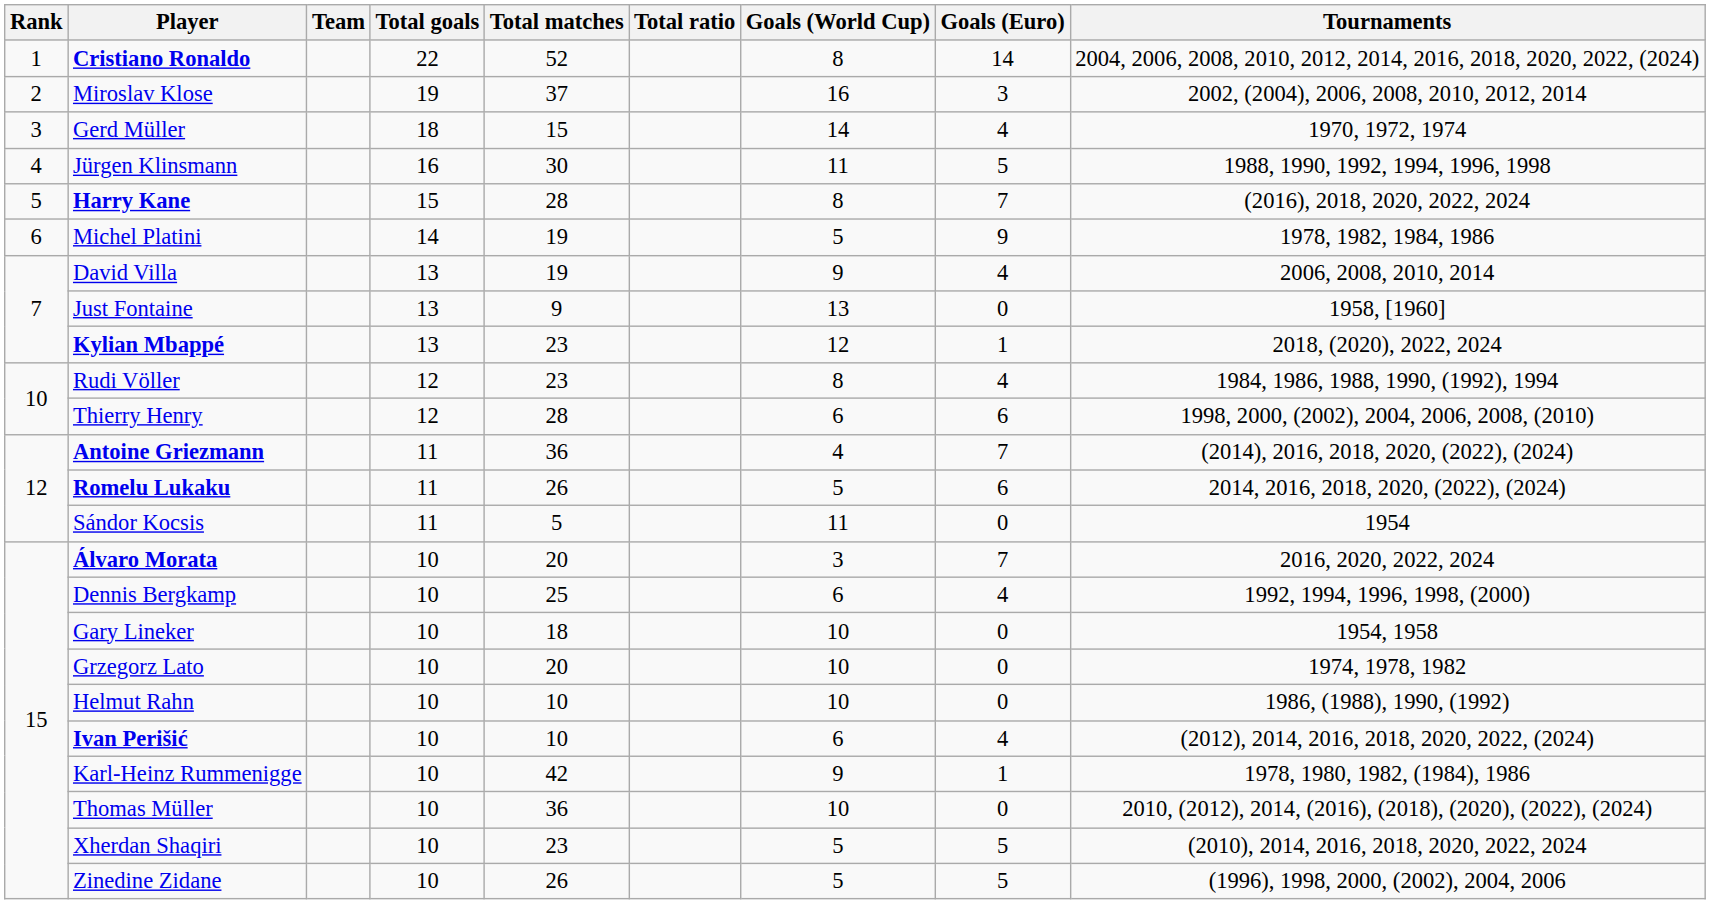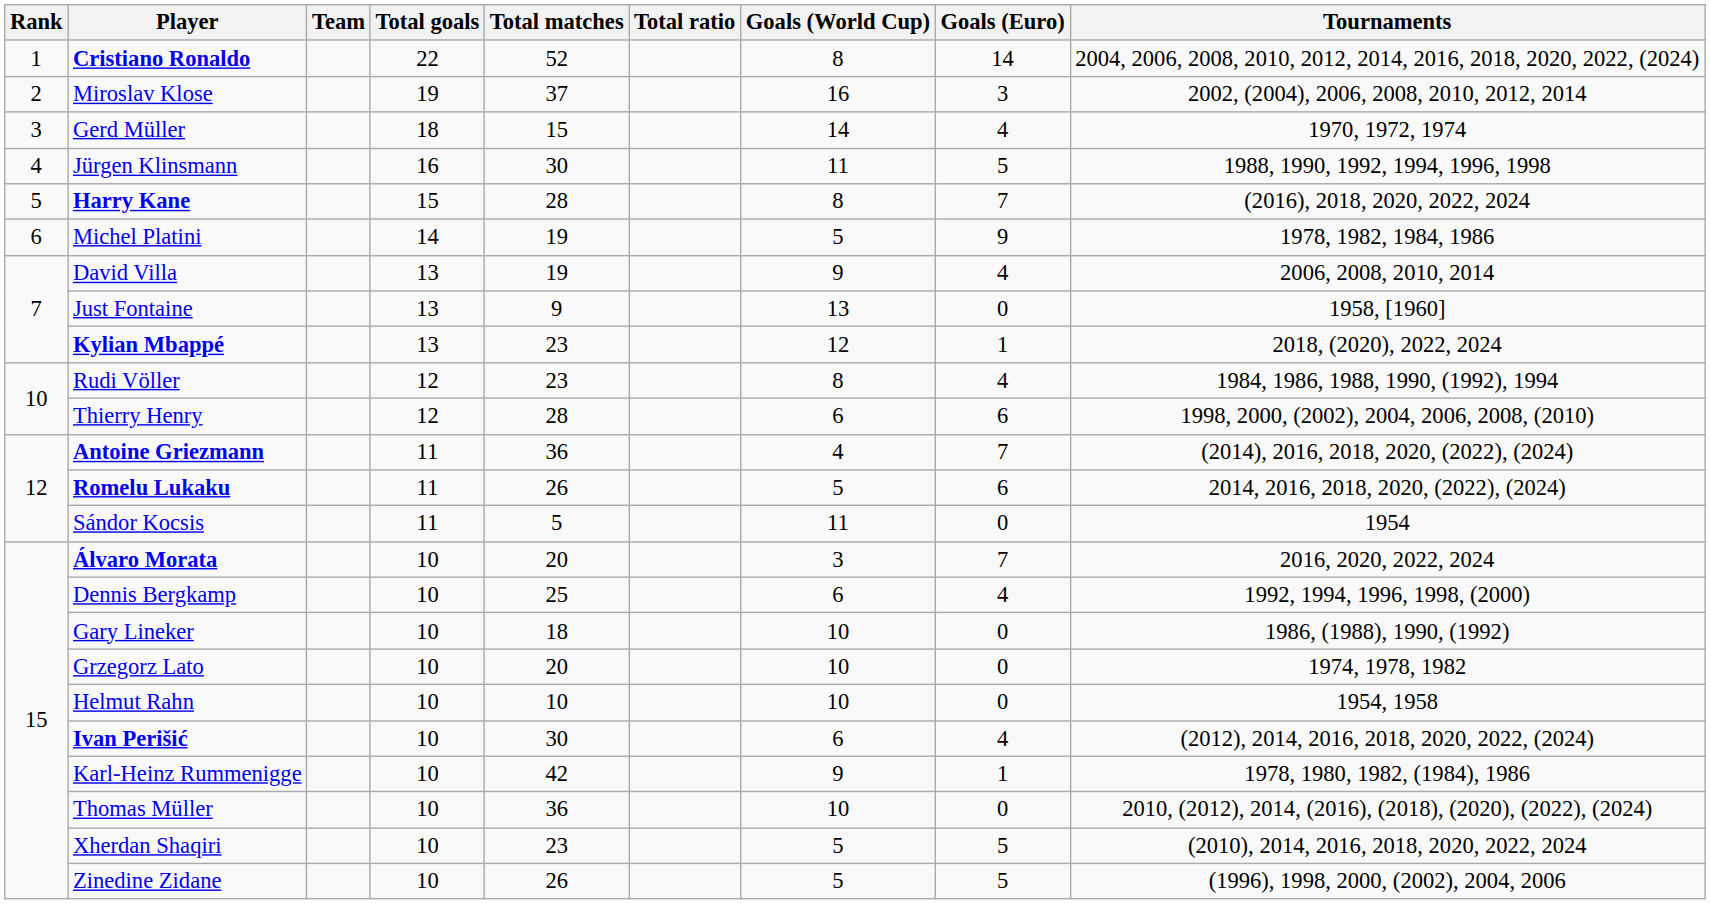(1387, 630) 1954, 1958 -> (1387, 630) 1986, (1988), 1990, (1992)
(1387, 702) 1986, (1988), 1990, (1992) -> (1387, 702) 1954, 1958
(557, 737) 10 -> (557, 737) 30
